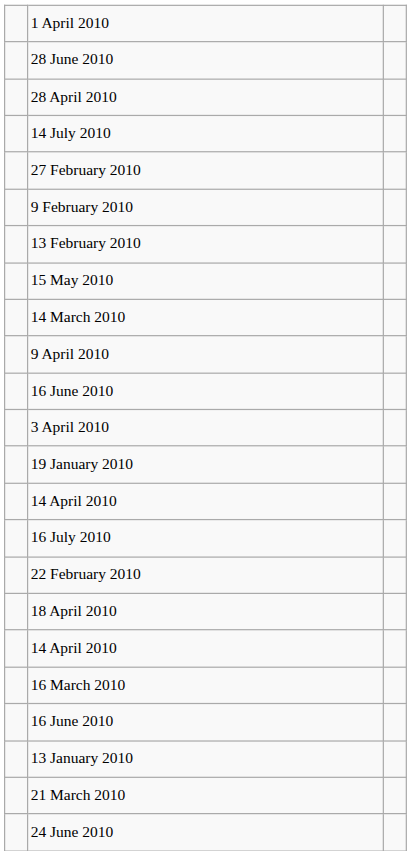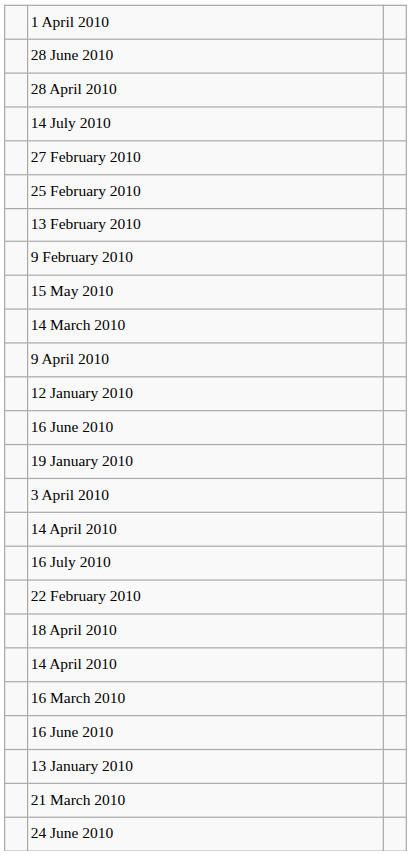+ row: (16, 191)
rows swapped: (16, 244) <-> (16, 207)
+ row: (16, 394)
rows swapped: (16, 428) <-> (16, 465)
